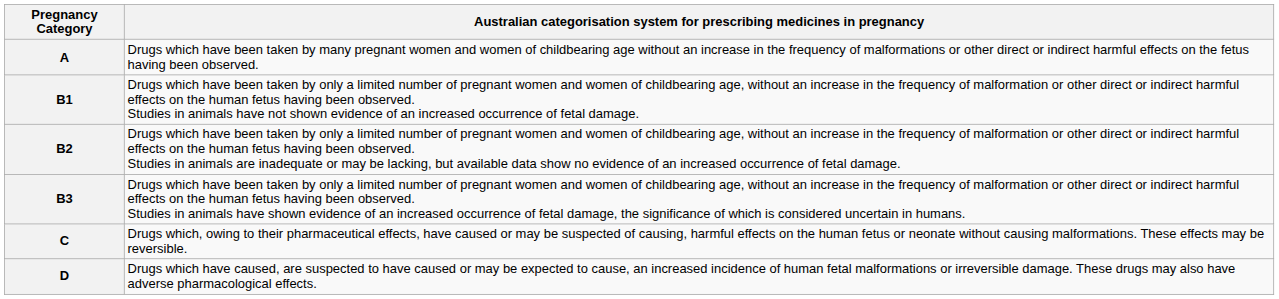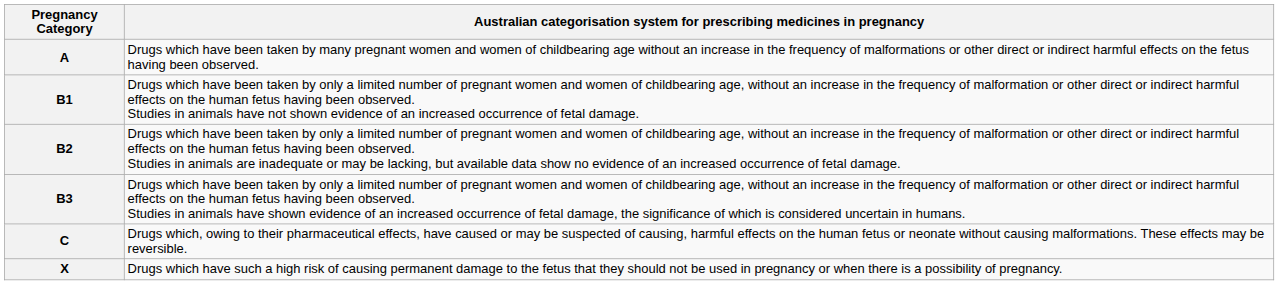- row: (64, 276)
+ row: (65, 269)
